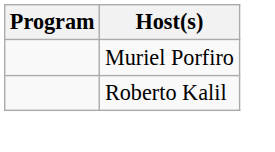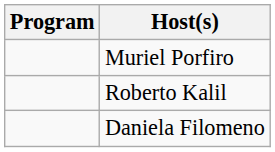+ row: (185, 127)
